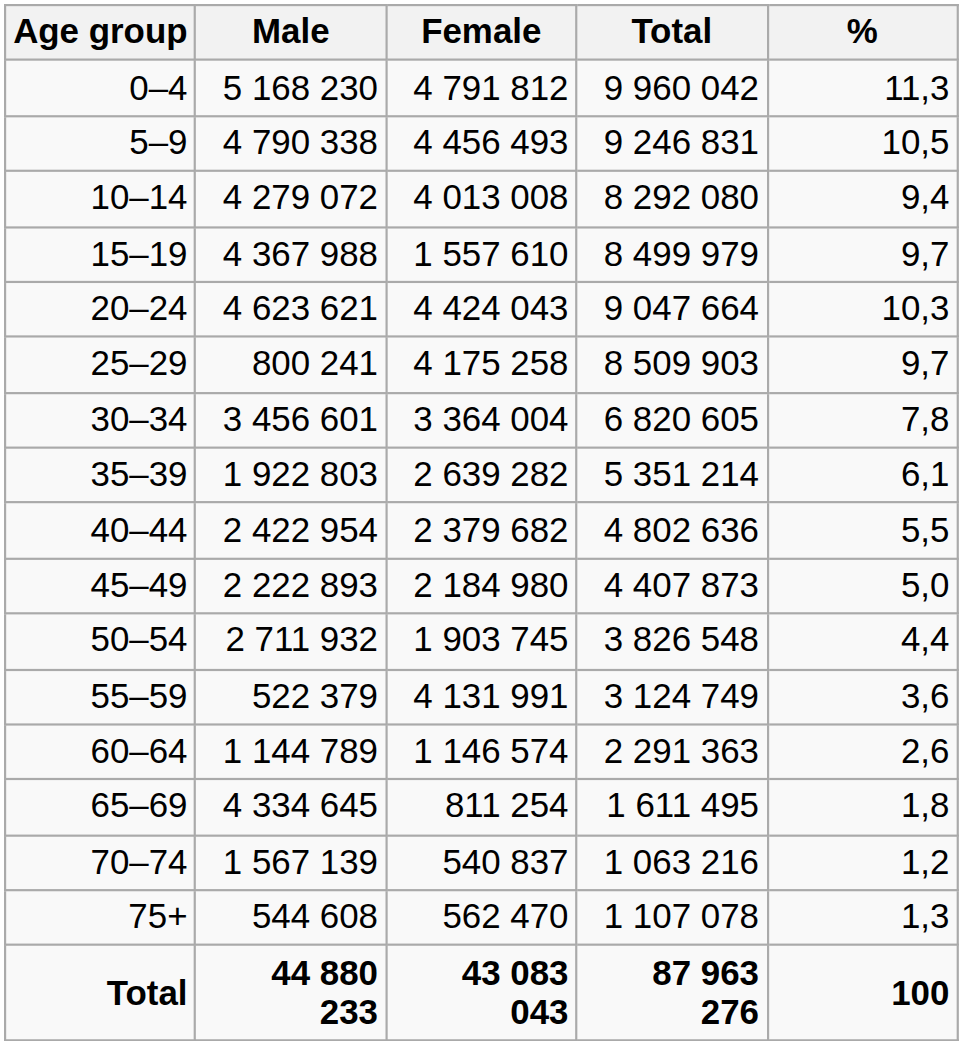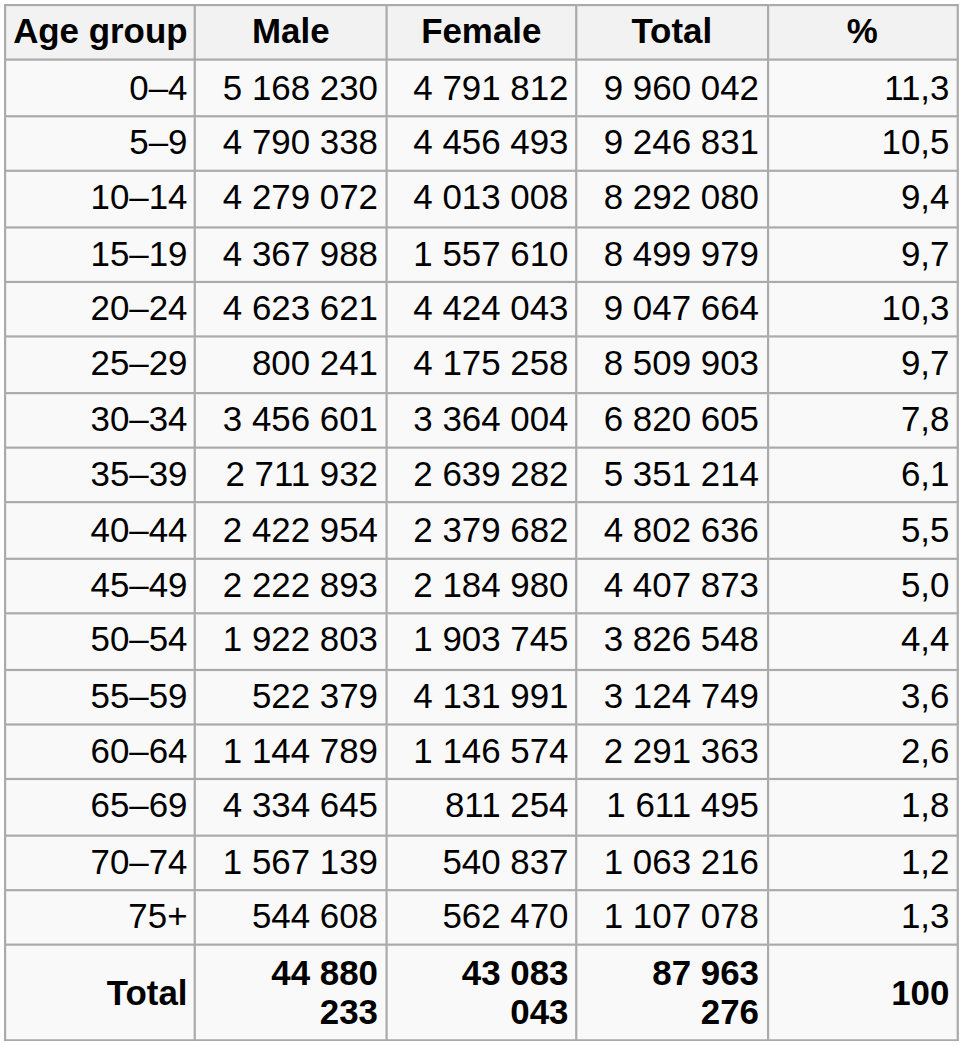(300, 474) 1 922 803 -> (302, 474) 2 711 932
(302, 640) 2 711 932 -> (300, 640) 1 922 803
